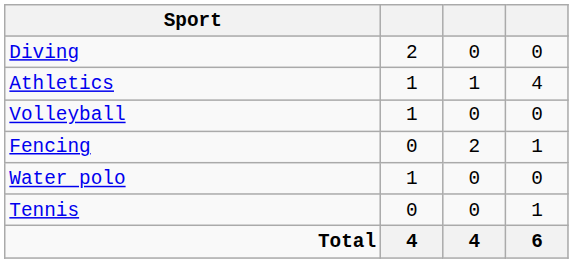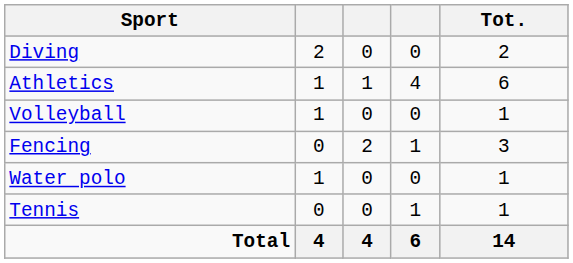+ column: (504, 21)
